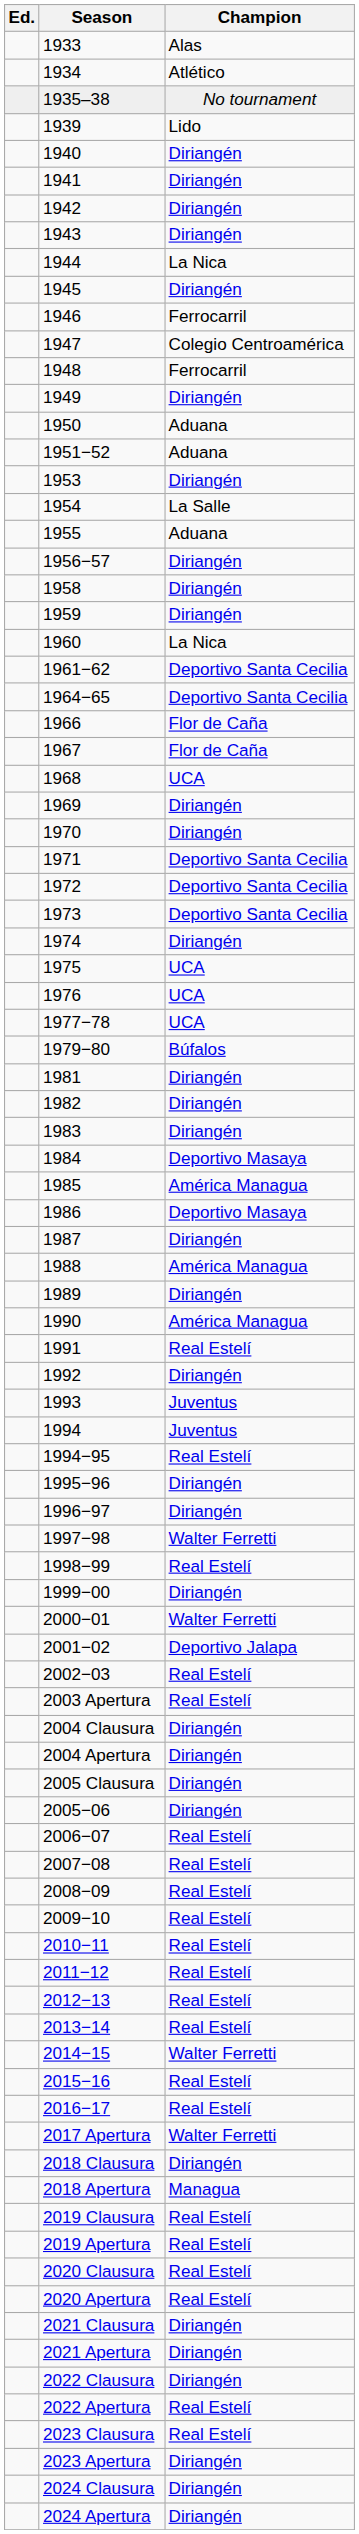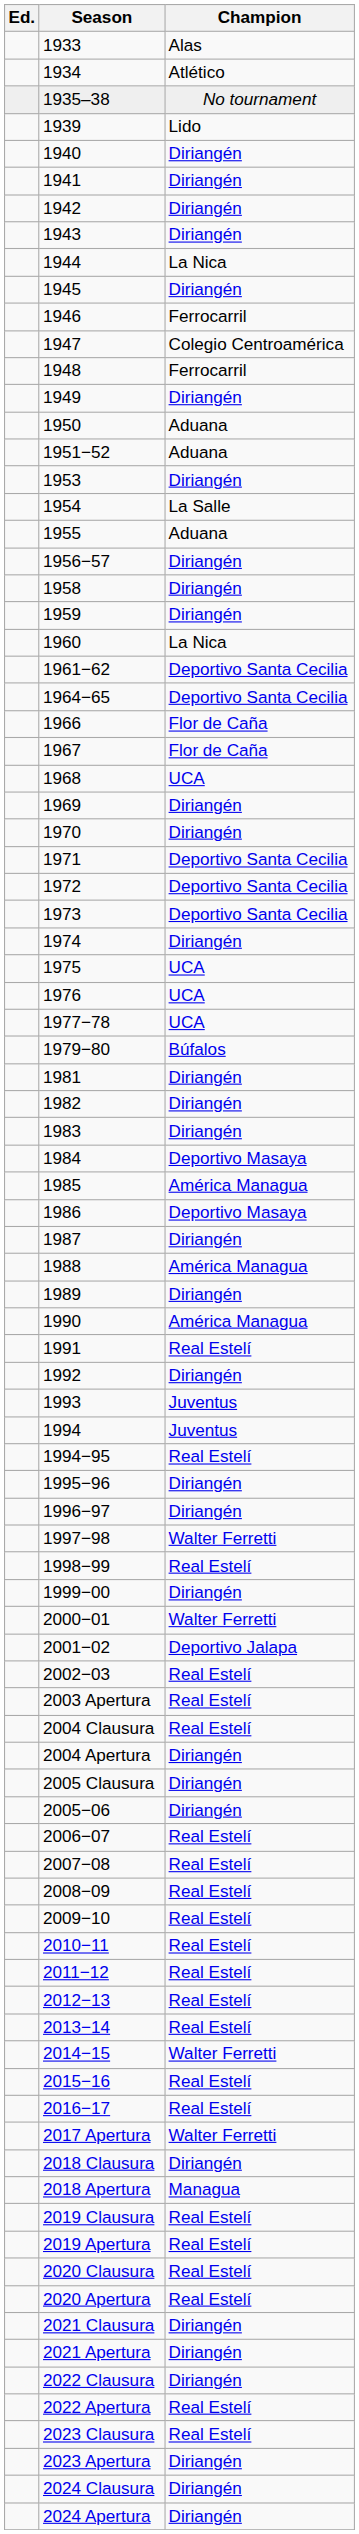(205, 1728) Diriangén -> (210, 1728) Real Estelí
